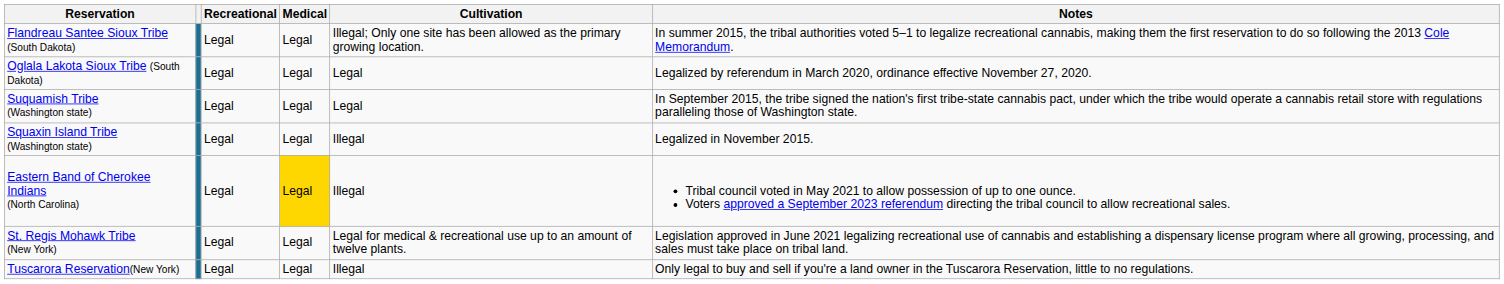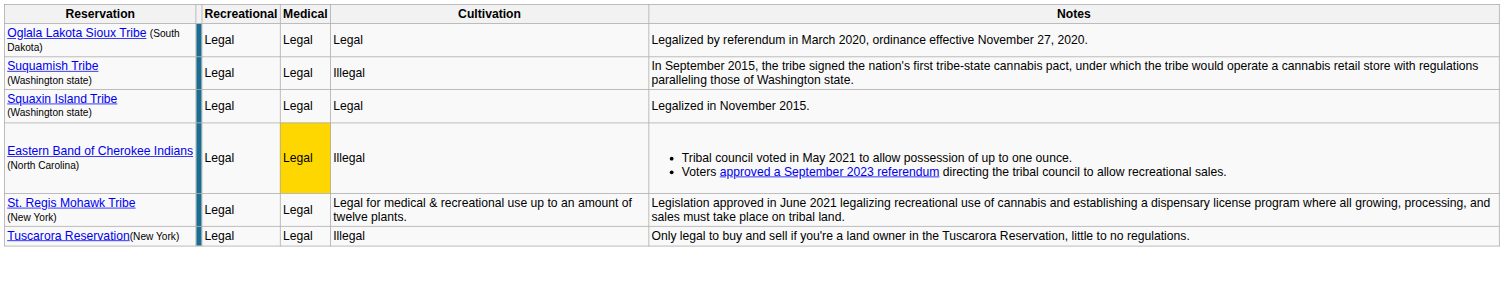- row: (88, 40)
(348, 106) Legal -> (349, 73) Illegal
(349, 139) Illegal -> (348, 106) Legal
